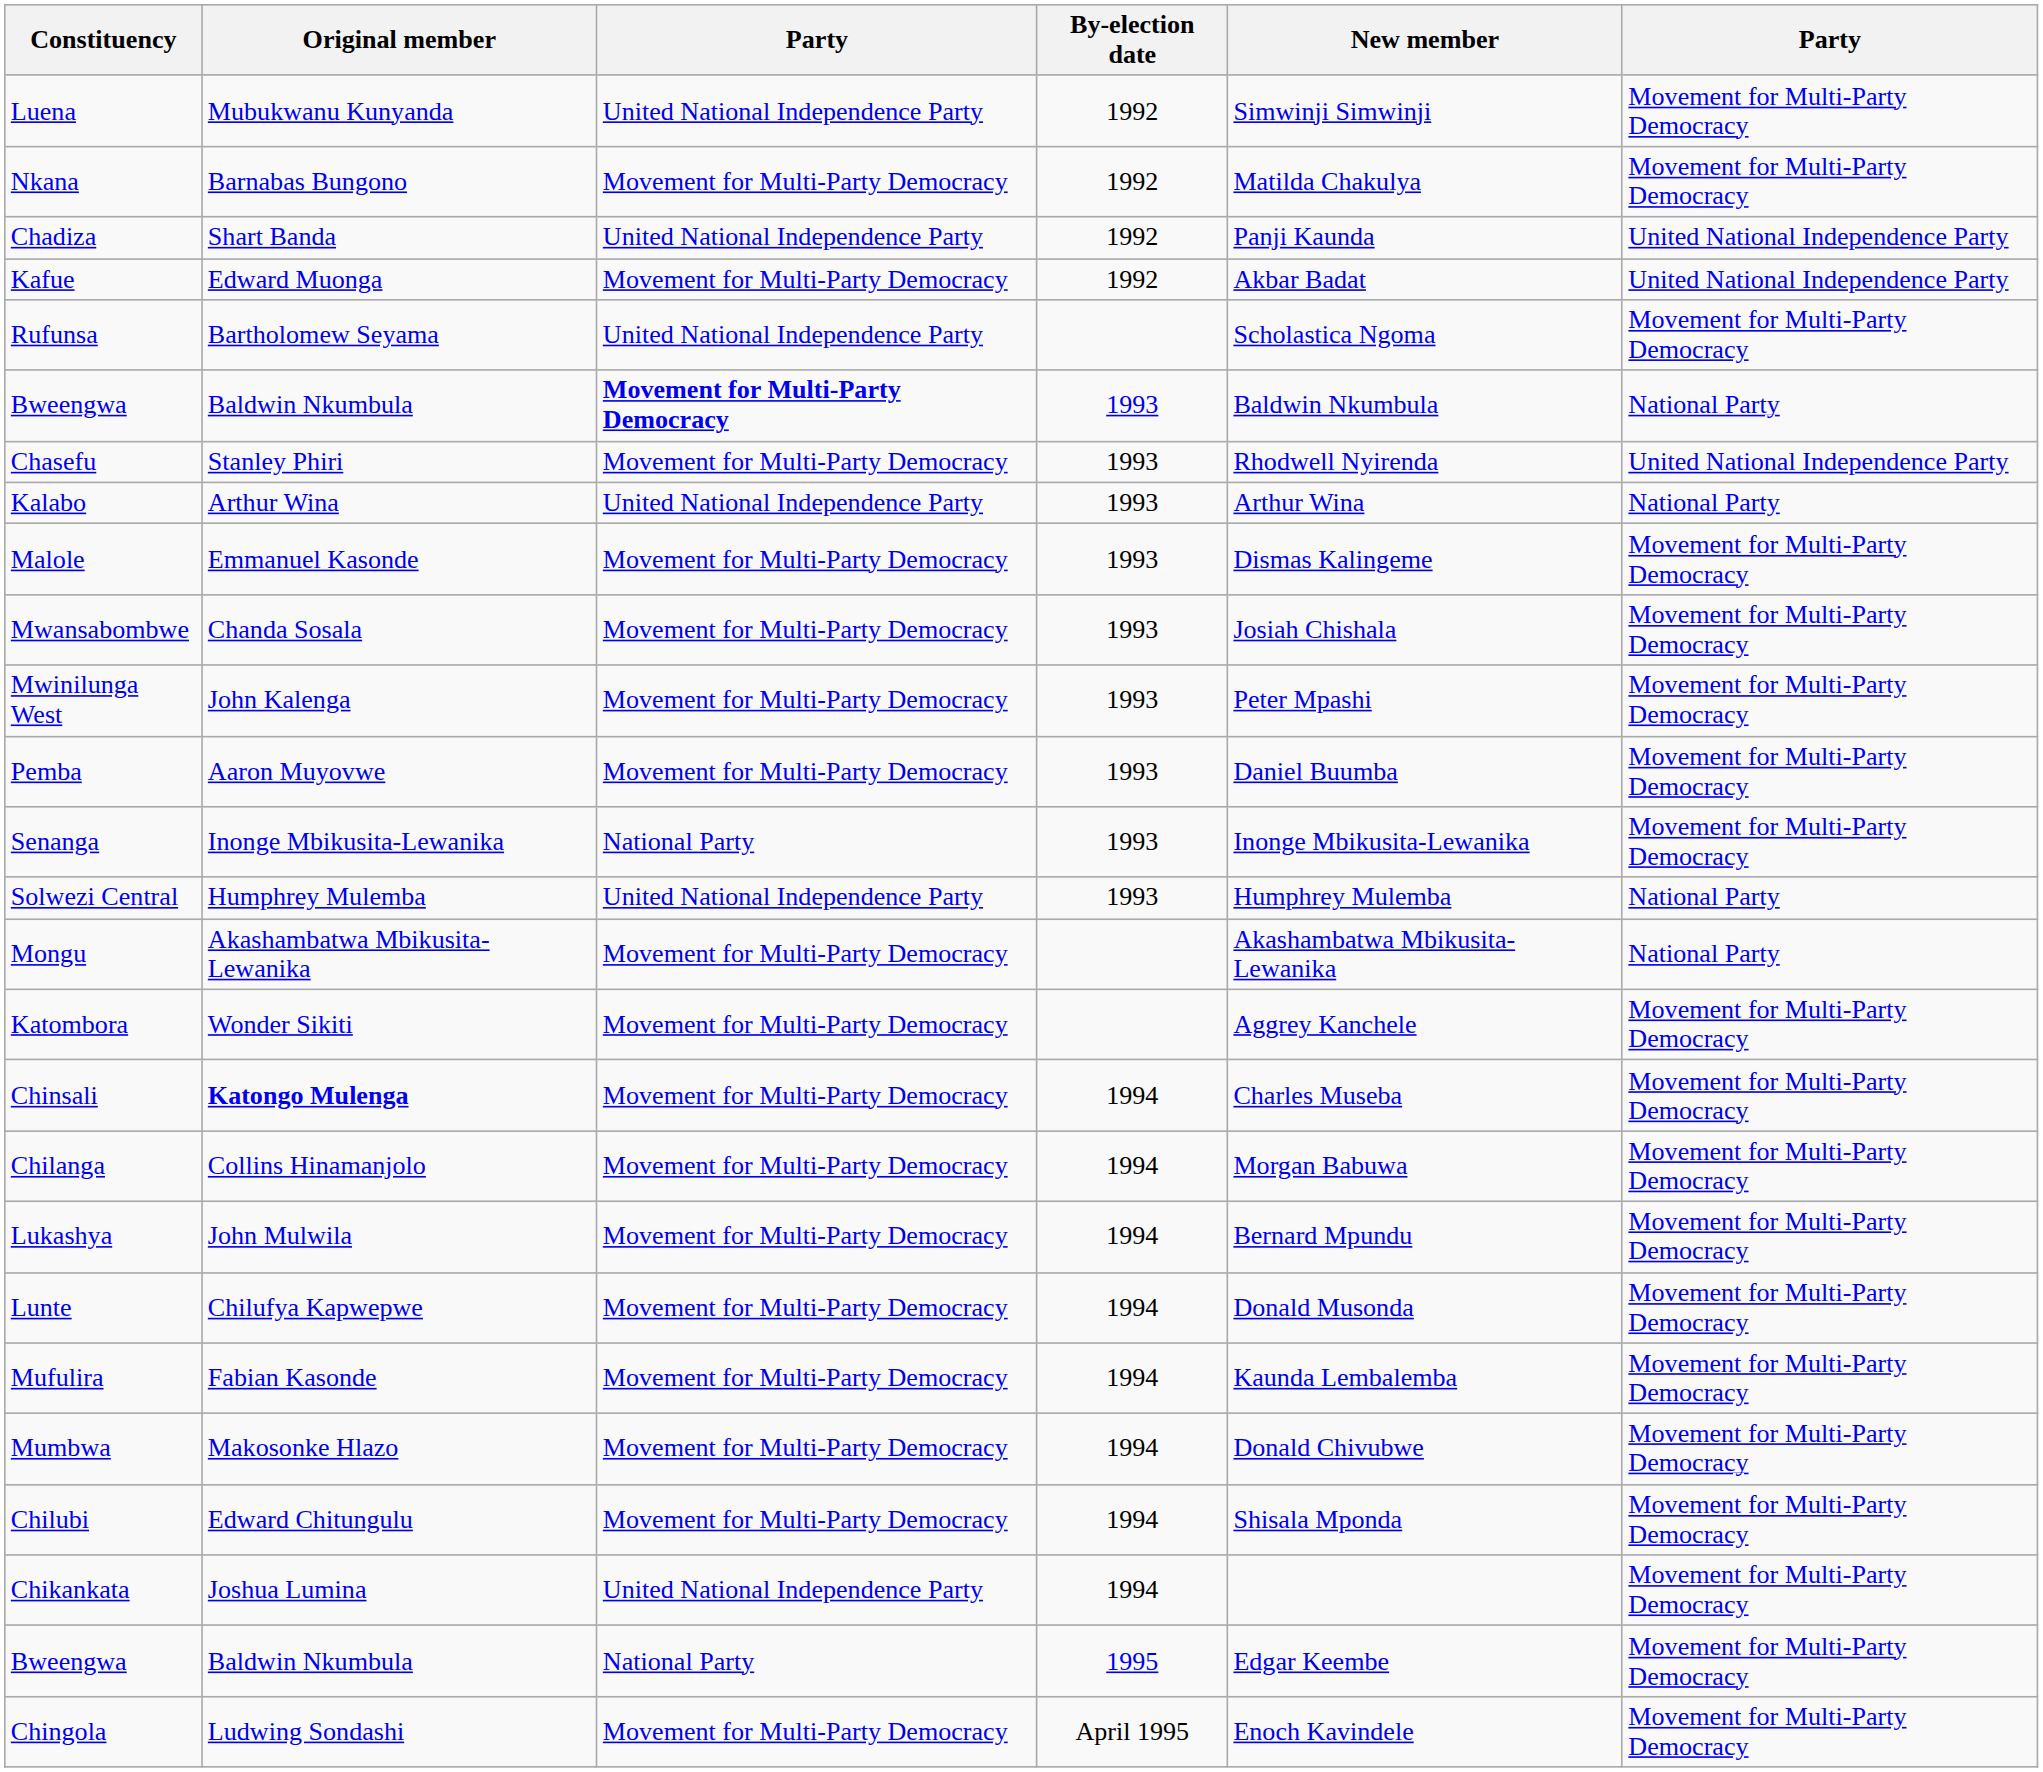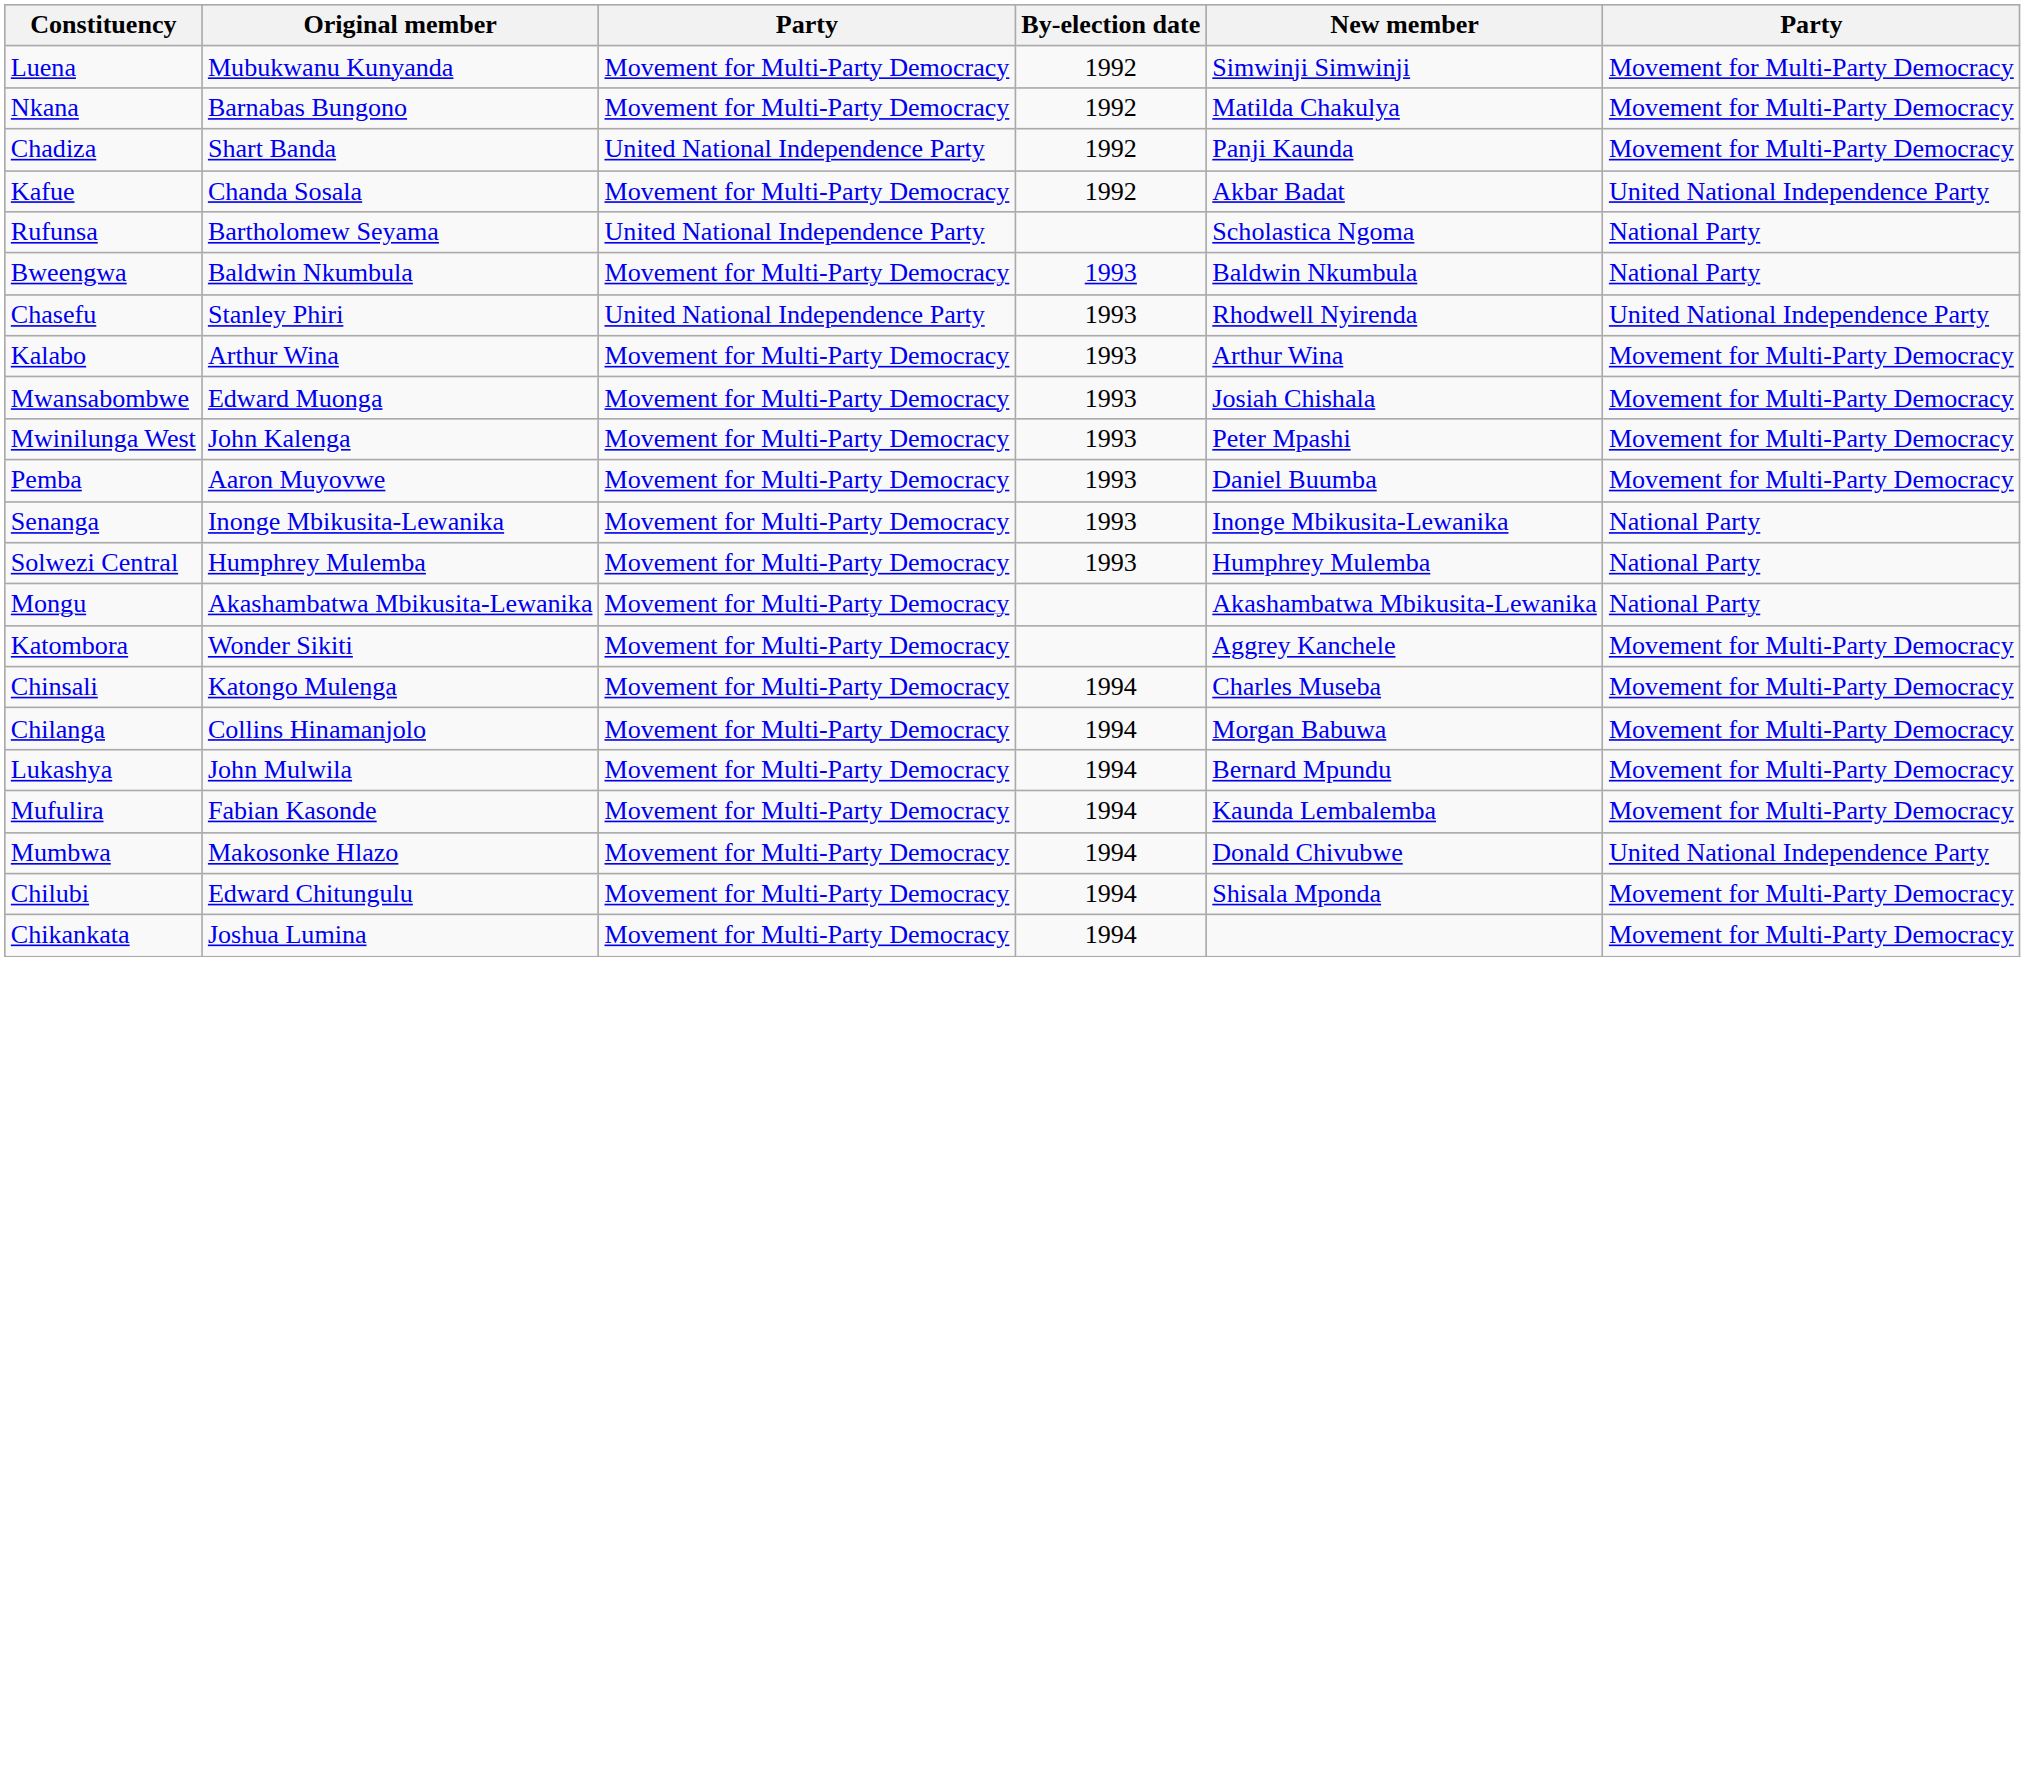(793, 110) United National Independence Party -> (807, 66) Movement for Multi-Party Democracy
(1818, 237) United National Independence Party -> (1811, 149) Movement for Multi-Party Democracy
(295, 278) Edward Muonga -> (285, 190) Chanda Sosala
(1767, 334) Movement for Multi-Party Democracy -> (1685, 231) National Party
(752, 405) bold -> (807, 273) normal
(805, 461) Movement for Multi-Party Democracy -> (795, 314) United National Independence Party
(793, 502) United National Independence Party -> (807, 356) Movement for Multi-Party Democracy
(1704, 502) National Party -> (1811, 356) Movement for Multi-Party Democracy
- row: (48, 558)
(285, 629) Chanda Sosala -> (295, 397) Edward Muonga
(679, 841) National Party -> (807, 521) Movement for Multi-Party Democracy
(1767, 841) Movement for Multi-Party Democracy -> (1685, 521) National Party
(793, 897) United National Independence Party -> (807, 562) Movement for Multi-Party Democracy
(308, 1095) bold -> (302, 686) normal
- row: (41, 1307)
(1767, 1448) Movement for Multi-Party Democracy -> (1799, 852) United National Independence Party
(793, 1589) United National Independence Party -> (807, 935) Movement for Multi-Party Democracy
- row: (69, 1660)
- row: (59, 1731)
